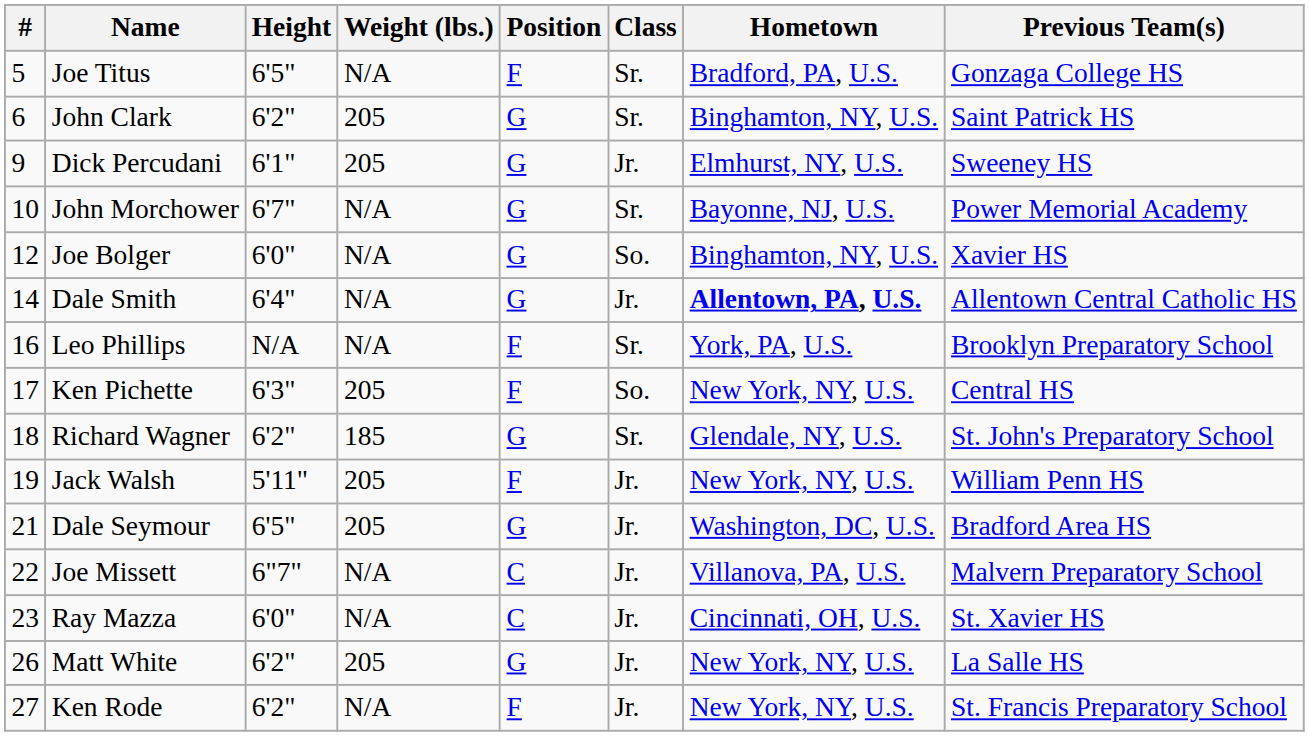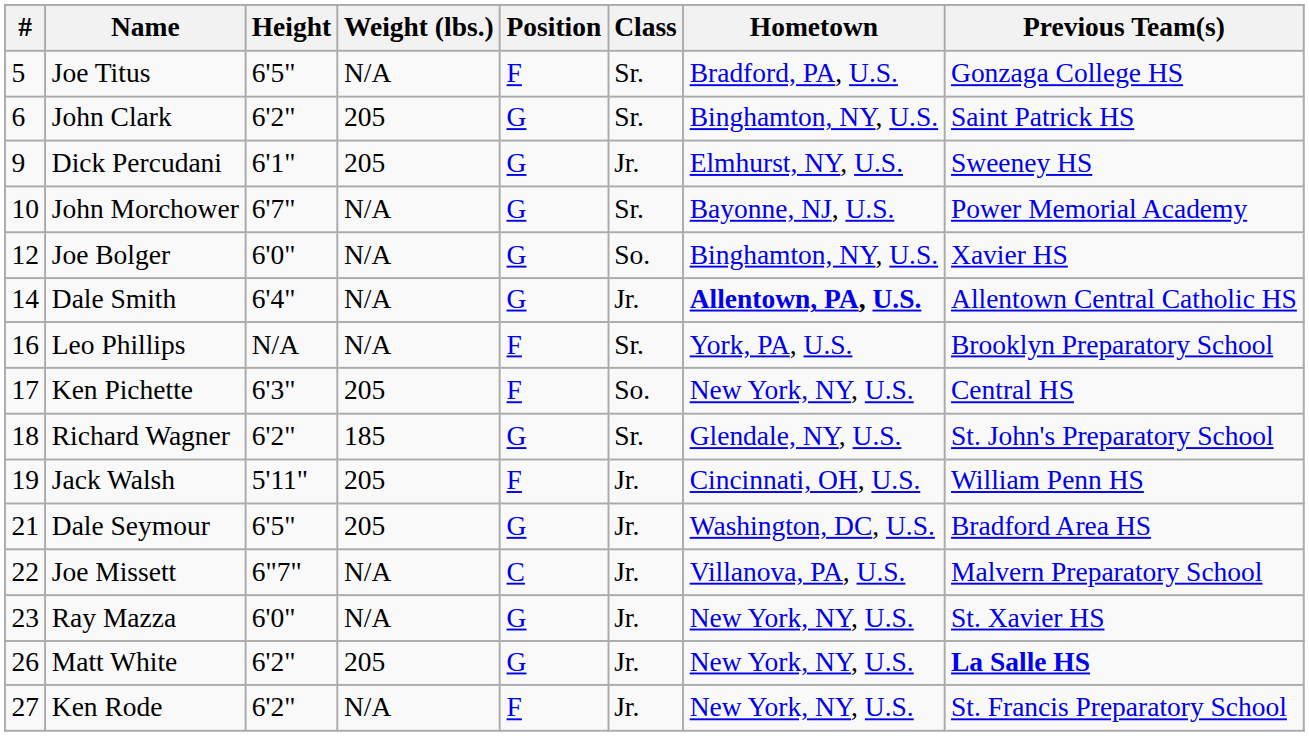(802, 481) New York, NY, U.S. -> (805, 481) Cincinnati, OH, U.S.
(516, 617) C -> (517, 617) G
(805, 617) Cincinnati, OH, U.S. -> (802, 617) New York, NY, U.S.
(1017, 662) normal -> (1021, 662) bold
